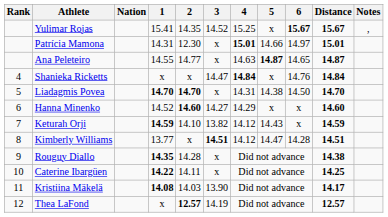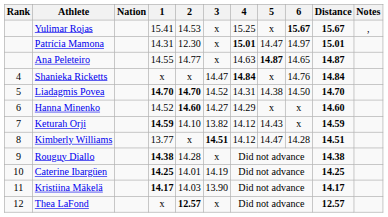(189, 28) 14.35 -> (189, 28) 14.53
(217, 28) 14.52 -> (217, 28) x
(271, 44) 14.66 -> (271, 44) 14.47
(217, 92) x -> (217, 92) 14.52
(162, 156) 14.35 -> (162, 156) 14.38
(162, 172) 14.22 -> (162, 172) 14.25
(189, 172) 14.11 -> (189, 172) 14.01
(217, 172) x -> (217, 172) 14.19
(162, 188) 14.08 -> (162, 188) 14.17
(217, 204) 14.19 -> (217, 204) x
